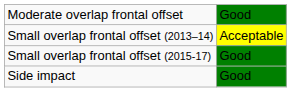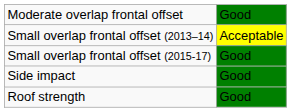+ row: (46, 96)
